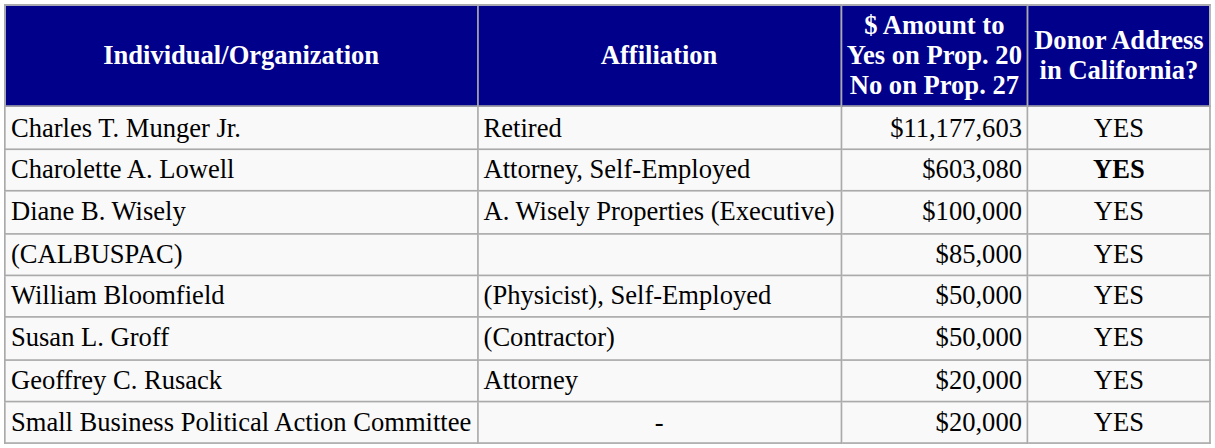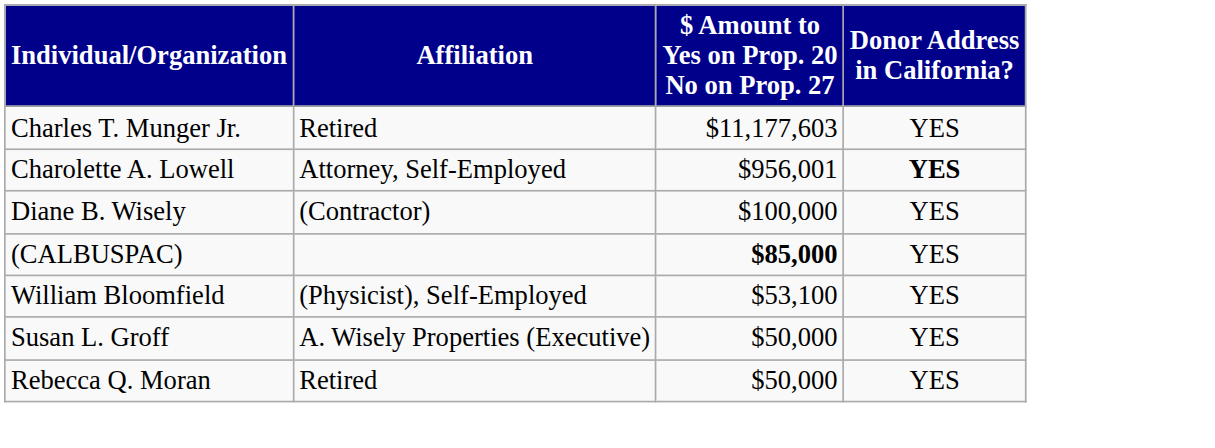(972, 169) $603,080 -> (788, 169) $956,001
(659, 211) A. Wisely Properties (Executive) -> (365, 211) (Contractor)
(979, 253) normal -> (794, 253) bold
(979, 295) $50,000 -> (794, 295) $53,100
(549, 338) (Contractor) -> (475, 338) A. Wisely Properties (Executive)
+ row: (111, 380)
- row: (117, 380)
- row: (241, 422)
